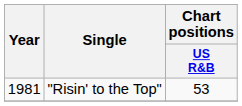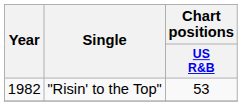(24, 89) 1981 -> (24, 89) 1982
